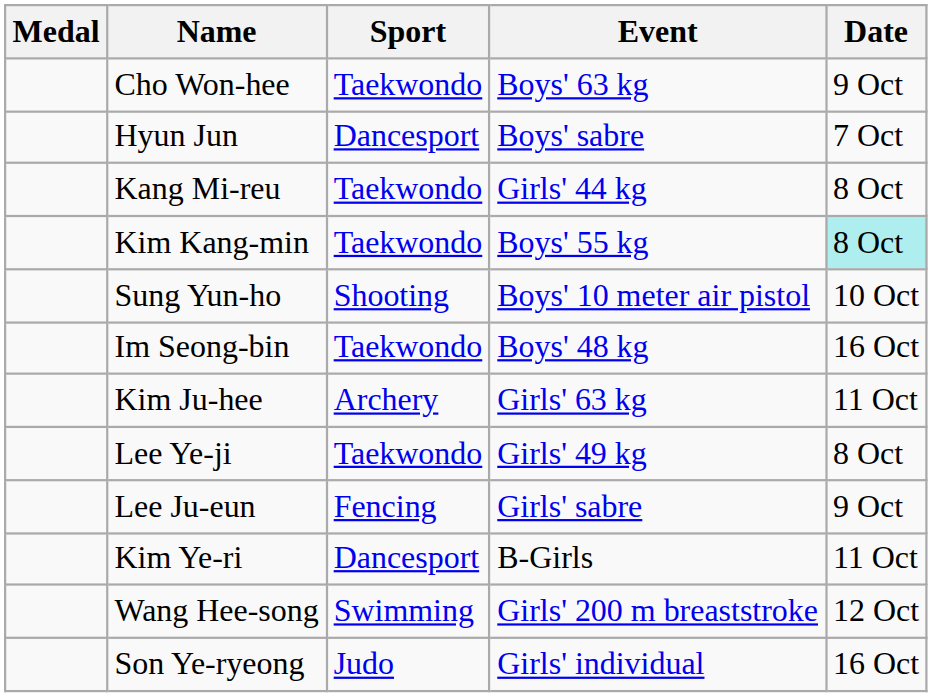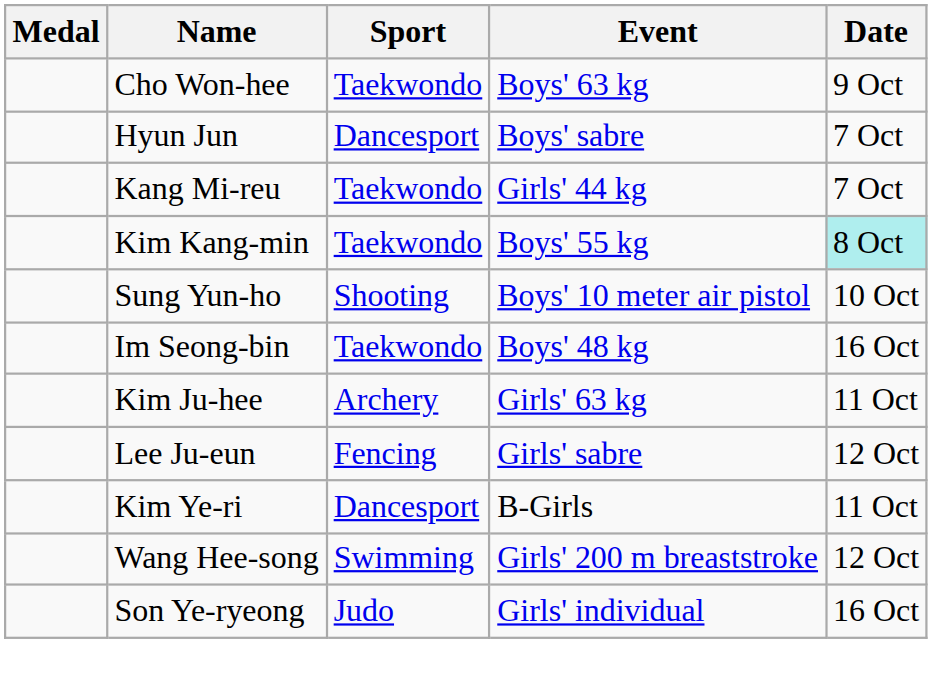(868, 189) 8 Oct -> (868, 189) 7 Oct
- row: (173, 453)
(868, 505) 9 Oct -> (876, 453) 12 Oct
